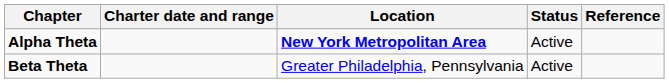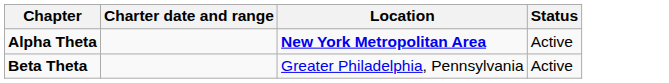- column: (623, 16)
